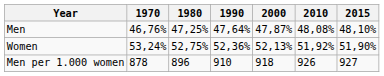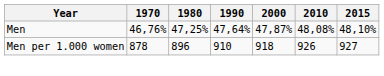- row: (22, 46)
